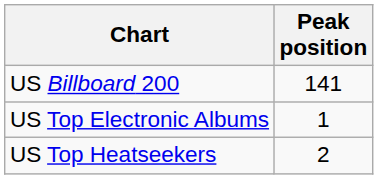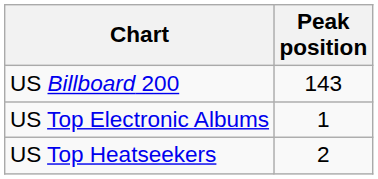(323, 83) 141 -> (323, 83) 143
